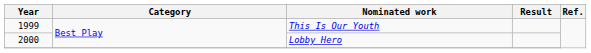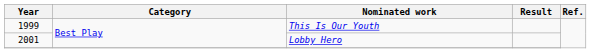(29, 40) 2000 -> (29, 40) 2001
